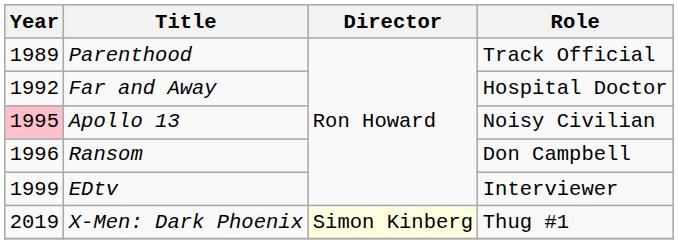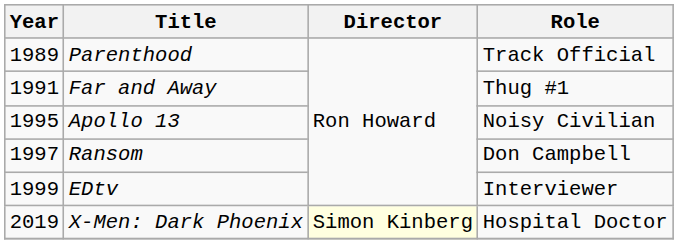(34, 88) 1992 -> (34, 88) 1991
(575, 88) Hospital Doctor -> (526, 88) Thug #1
(34, 122) pink background -> (34, 122) no background
(34, 155) 1996 -> (34, 155) 1997
(526, 222) Thug #1 -> (575, 222) Hospital Doctor
